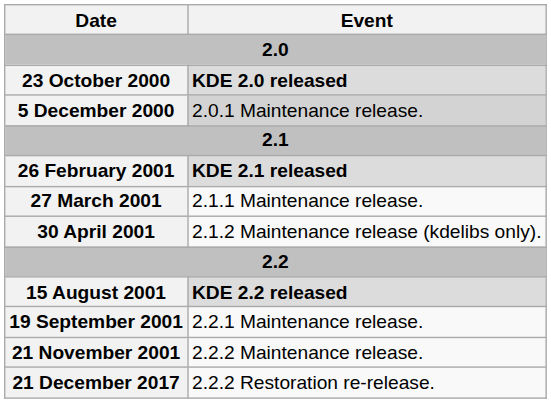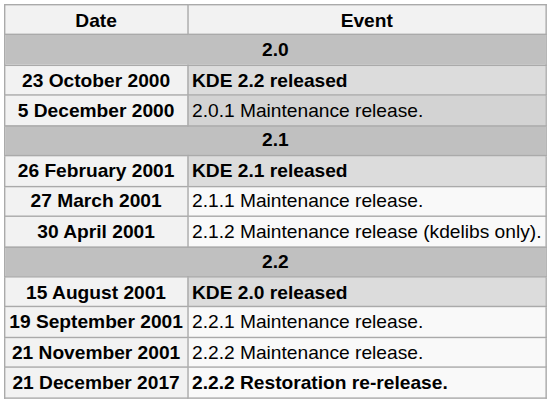(270, 80) KDE 2.0 released -> (270, 80) KDE 2.2 released
(270, 291) KDE 2.2 released -> (270, 291) KDE 2.0 released
(313, 382) normal -> (320, 382) bold
